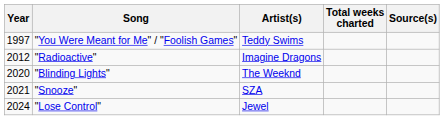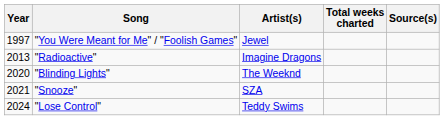(273, 40) Teddy Swims -> (255, 40) Jewel
(18, 57) 2012 -> (18, 57) 2013
(255, 106) Jewel -> (273, 106) Teddy Swims
